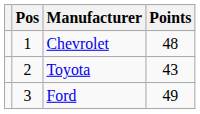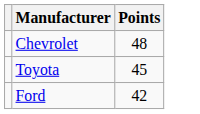- column: (27, 17)
(170, 69) 43 -> (139, 69) 45
(170, 95) 49 -> (139, 95) 42
